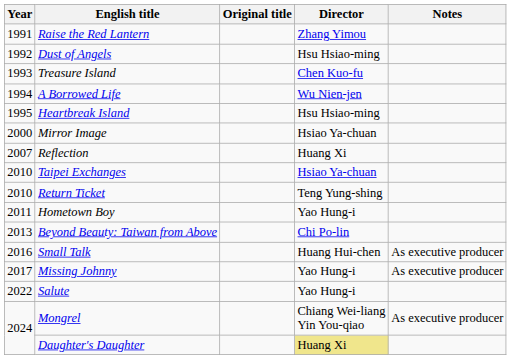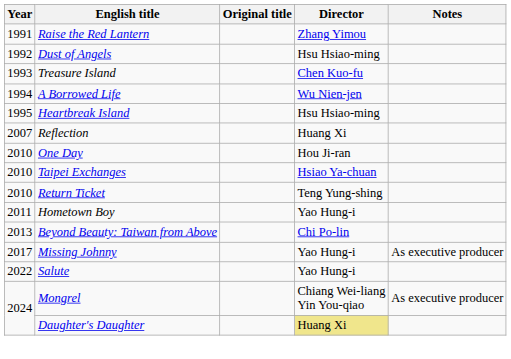- row: (72, 133)
+ row: (60, 152)
- row: (64, 251)
